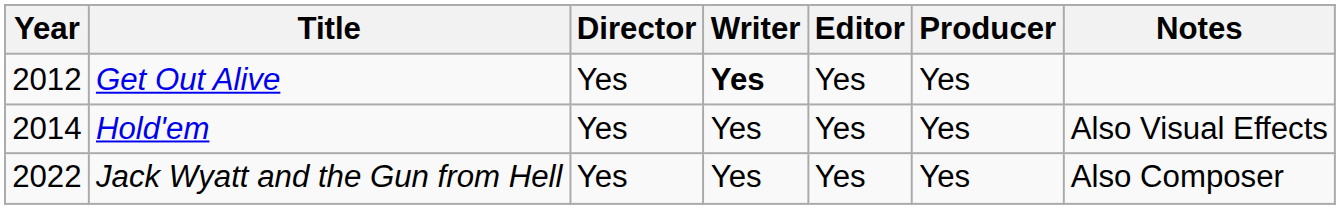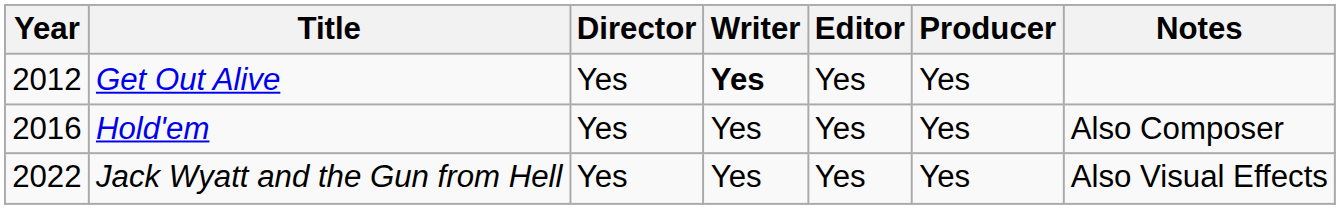(47, 128) 2014 -> (47, 128) 2016
(1199, 128) Also Visual Effects -> (1177, 128) Also Composer
(1177, 177) Also Composer -> (1199, 177) Also Visual Effects
